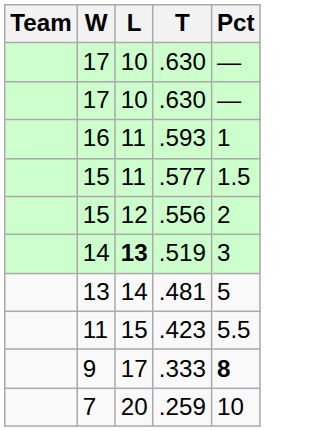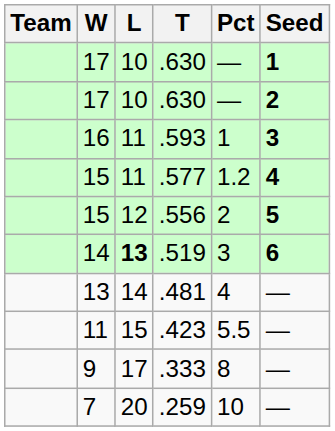+ column: (295, 23)
(234, 176) 1.5 -> (234, 176) 1.2
(224, 291) 5 -> (224, 291) 4
(224, 368) bold -> (224, 368) normal
